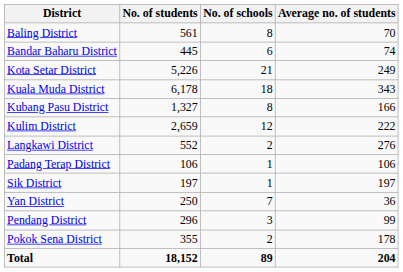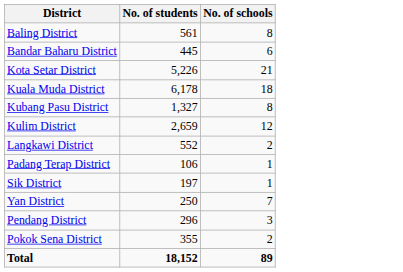- column: (337, 13)
